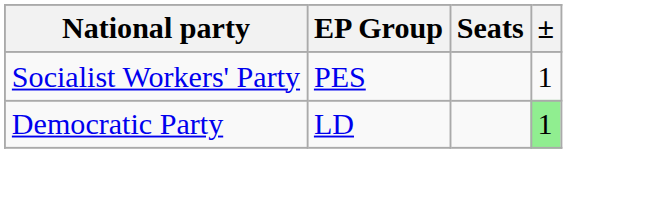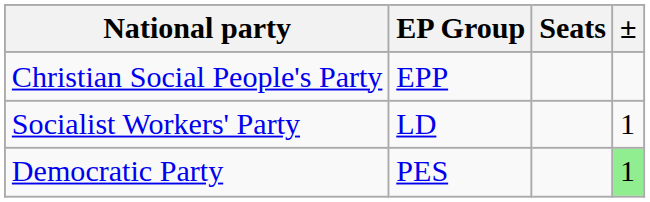+ row: (197, 76)
(340, 76) PES -> (416, 123) LD
(334, 123) LD -> (422, 171) PES
